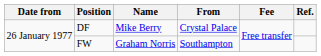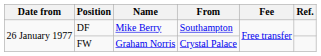(208, 28) Crystal Palace -> (206, 28) Southampton
(206, 43) Southampton -> (208, 43) Crystal Palace
